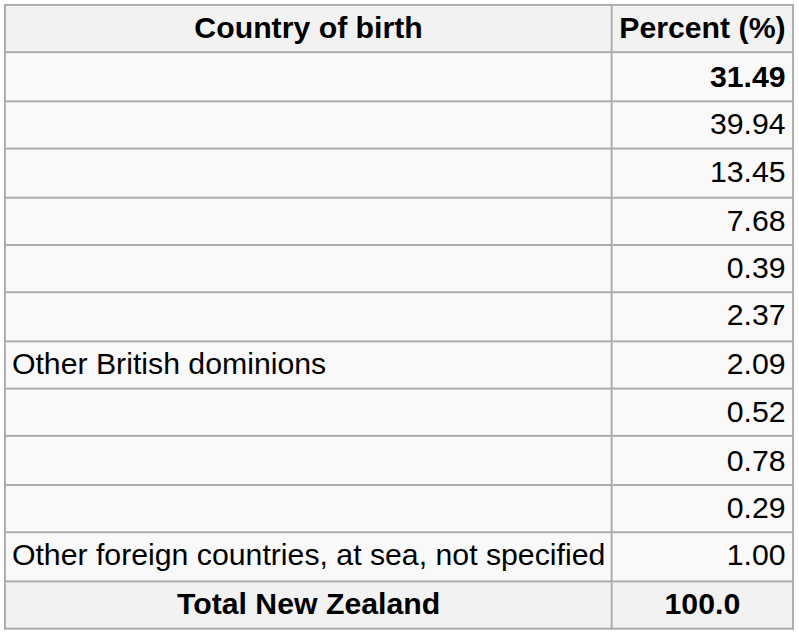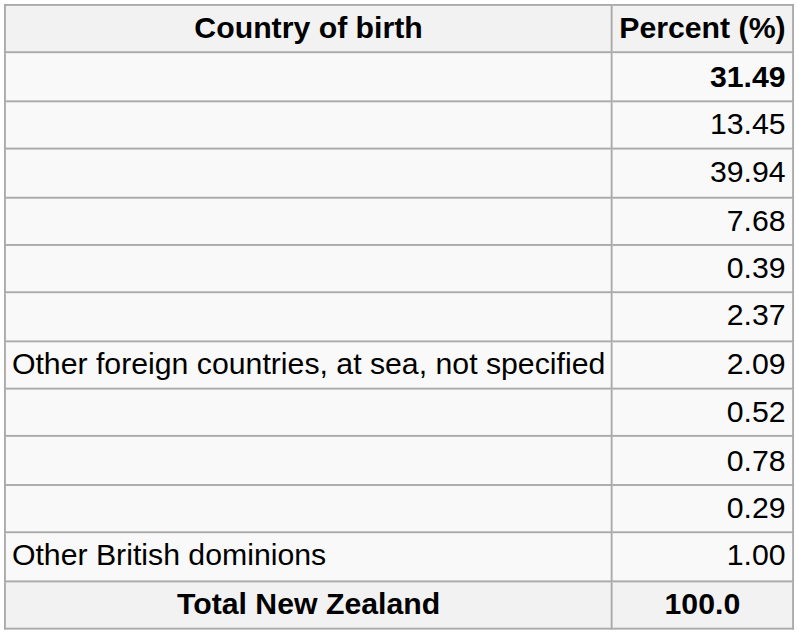rows swapped: (748, 124) <-> (748, 172)
(169, 364) Other British dominions -> (309, 364) Other foreign countries, at sea, not specified
(309, 556) Other foreign countries, at sea, not specified -> (169, 556) Other British dominions
